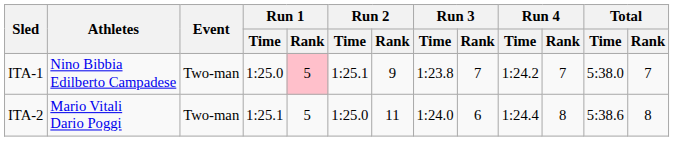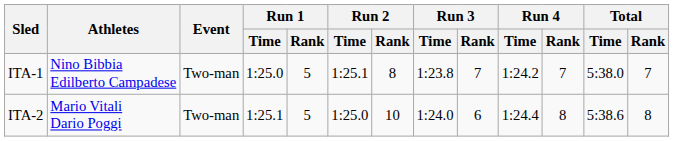(307, 74) pink background -> (307, 74) no background
(392, 74) 9 -> (392, 74) 8
(392, 115) 11 -> (392, 115) 10
